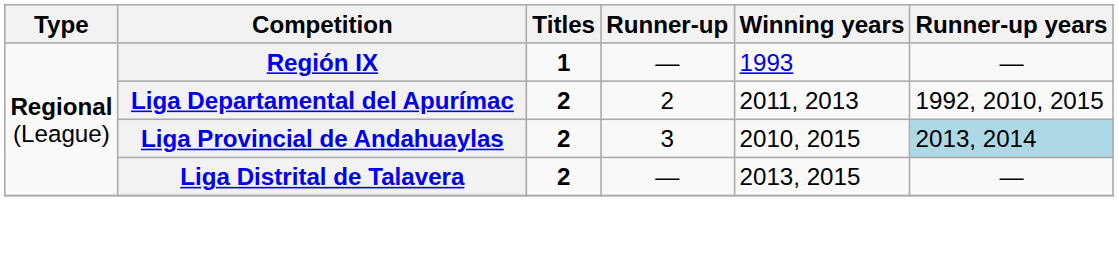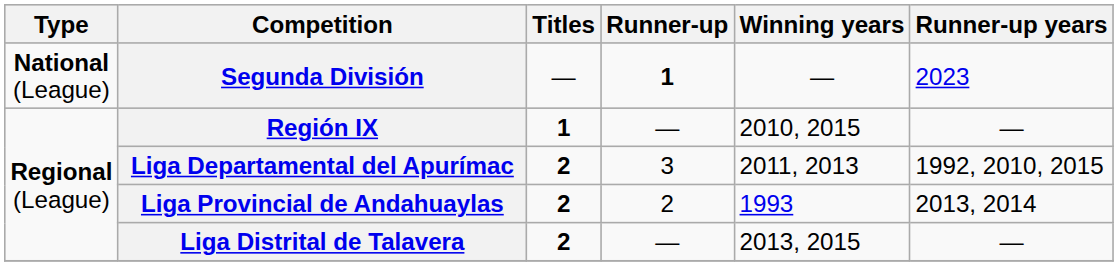+ row: (322, 76)
(766, 62) 1993 -> (800, 128) 2010, 2015
(667, 101) 2 -> (667, 166) 3
(667, 139) 3 -> (667, 204) 2
(800, 139) 2010, 2015 -> (766, 204) 1993
(976, 139) lightblue background -> (976, 204) no background
